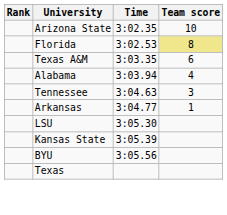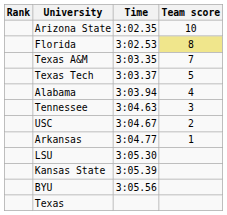(191, 60) 6 -> (191, 60) 7
+ row: (64, 76)
+ row: (44, 124)
